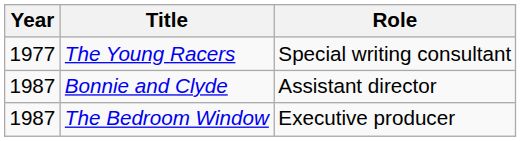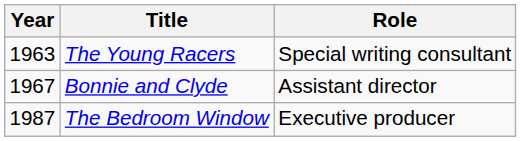(32, 53) 1977 -> (32, 53) 1963
(32, 86) 1987 -> (32, 86) 1967
